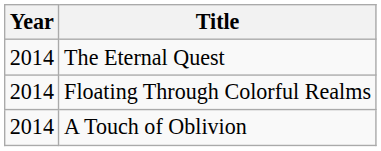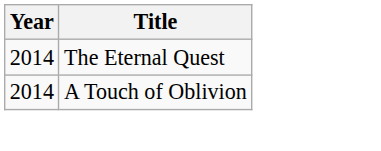- row: (218, 92)
